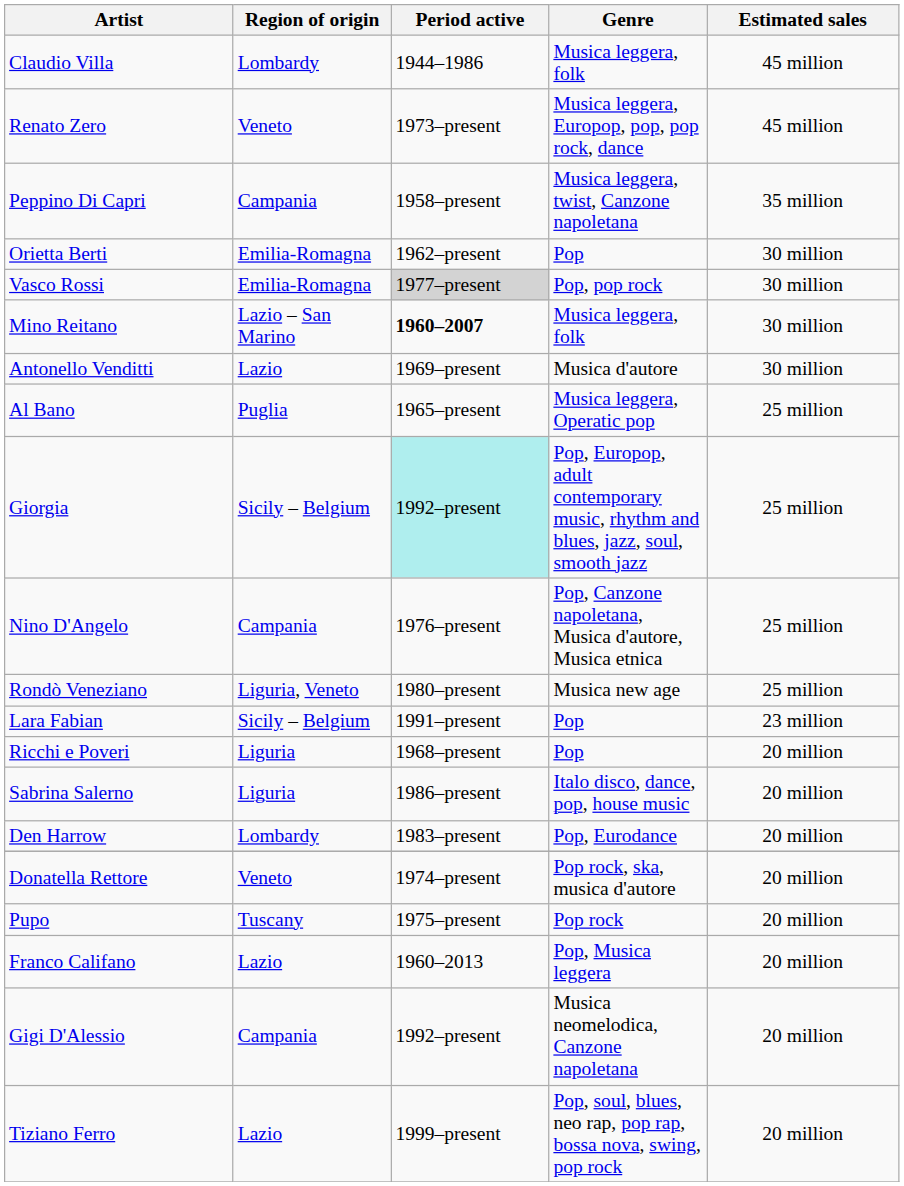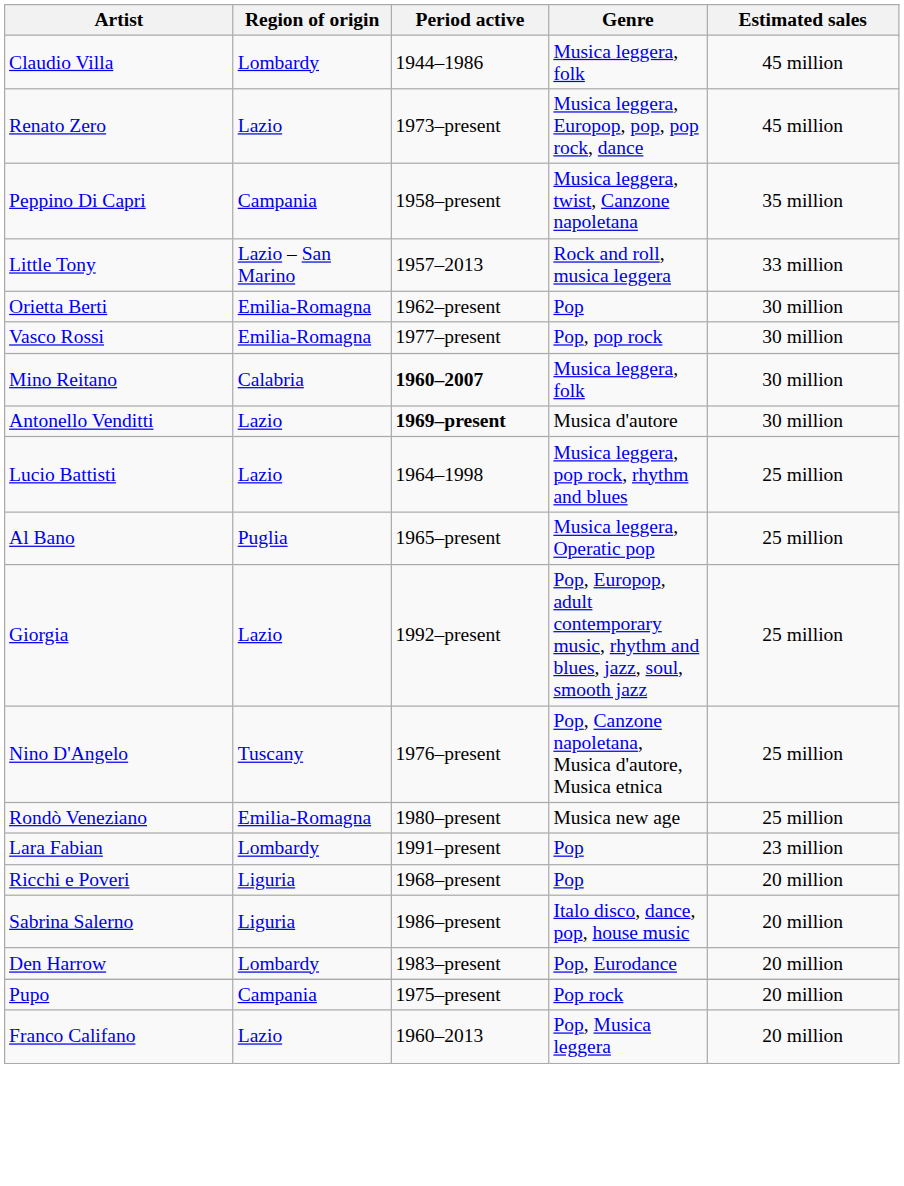(265, 125) Veneto -> (260, 125) Lazio
+ row: (52, 264)
(448, 284) lightgrey background -> (448, 337) no background
(284, 326) Lazio – San Marino -> (271, 379) Calabria
(448, 368) normal -> (451, 421) bold
+ row: (63, 474)
(304, 507) Sicily – Belgium -> (260, 635) Lazio
(448, 507) paleturquoise background -> (448, 635) no background
(277, 626) Campania -> (270, 753) Tuscany
(298, 689) Liguria, Veneto -> (304, 817) Emilia-Romagna
(304, 720) Sicily – Belgium -> (278, 848) Lombardy
- row: (78, 877)
(270, 919) Tuscany -> (277, 994) Campania
- row: (67, 1036)
- row: (62, 1133)
